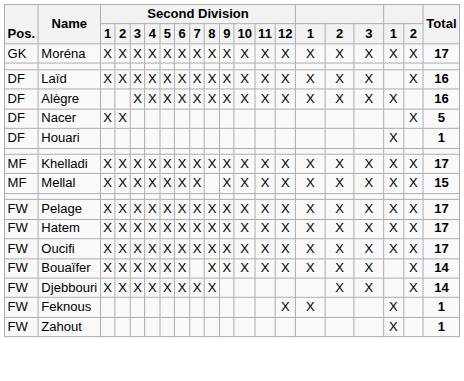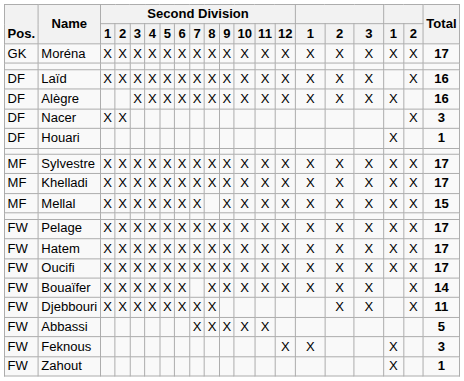(441, 118) 5 -> (441, 118) 3
+ row: (17, 163)
(441, 287) 14 -> (441, 307) 11
+ row: (18, 326)
(441, 307) 1 -> (441, 346) 3
